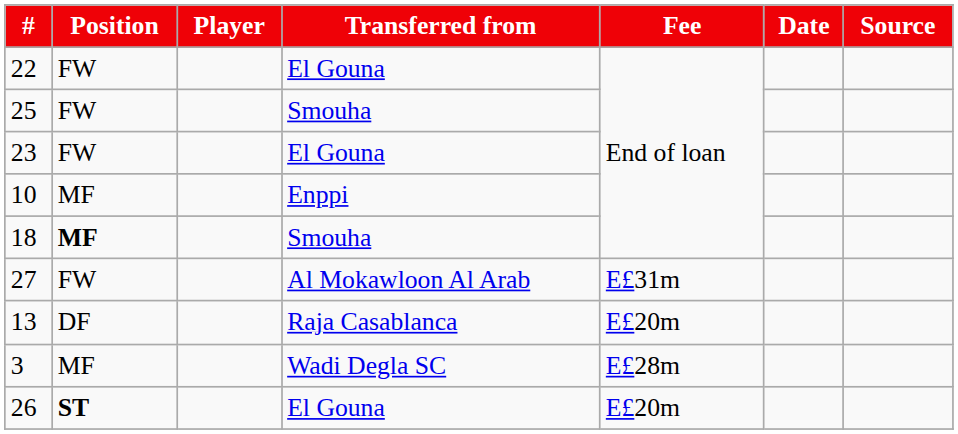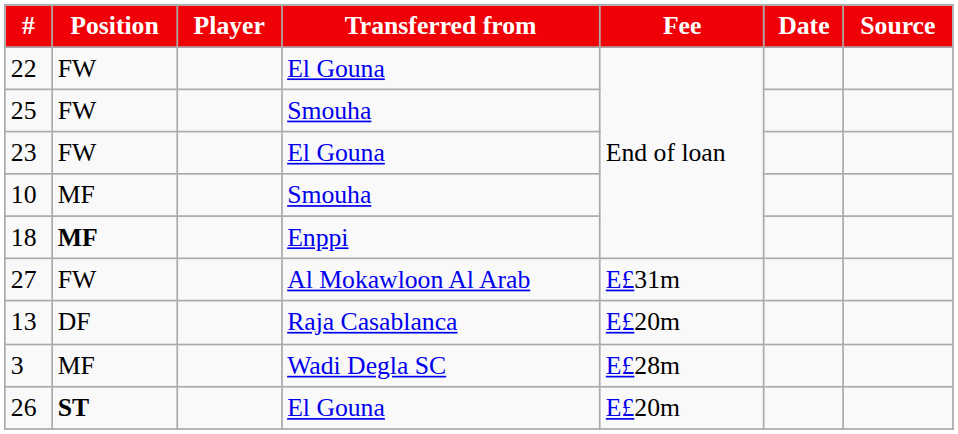(318, 195) Enppi -> (329, 195) Smouha
(329, 237) Smouha -> (318, 237) Enppi
